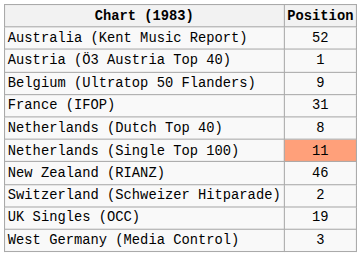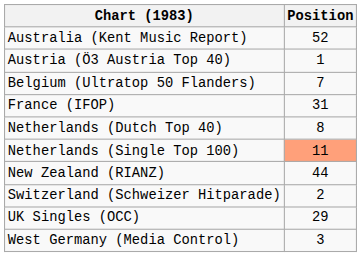(320, 83) 9 -> (320, 83) 7
(320, 173) 46 -> (320, 173) 44
(320, 218) 19 -> (320, 218) 29
